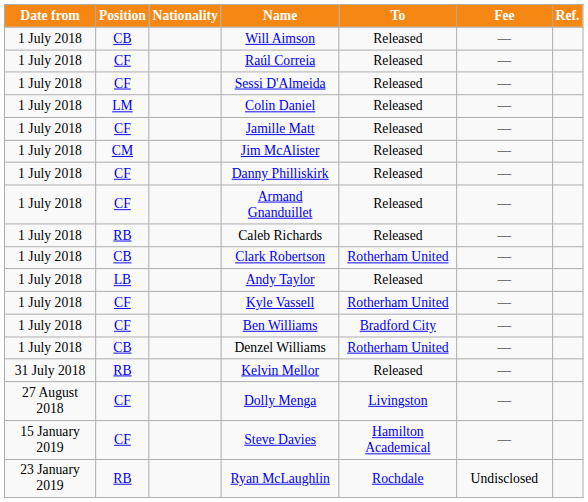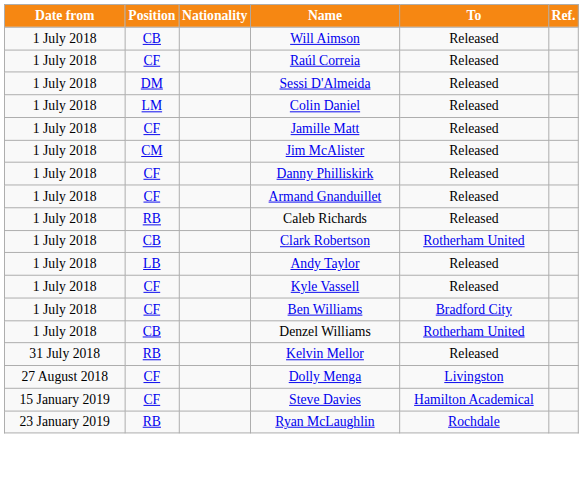- column: (504, 16)
(122, 83) CF -> (152, 83) DM
(398, 303) Rotherham United -> (474, 286) Released
